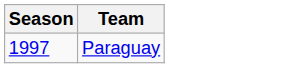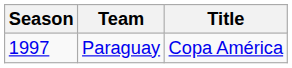+ column: (226, 18)
